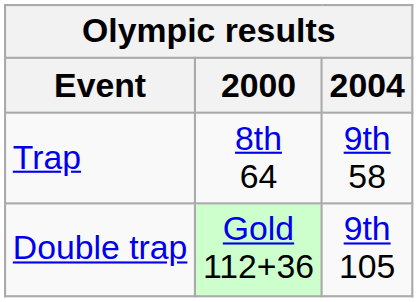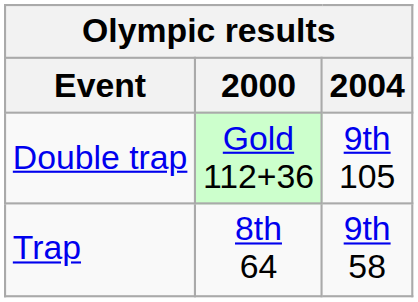rows swapped: (47, 157) <-> (100, 248)
